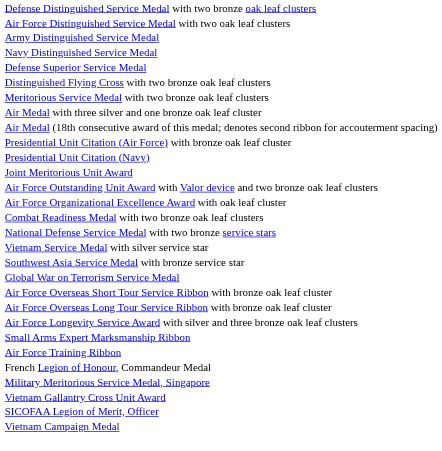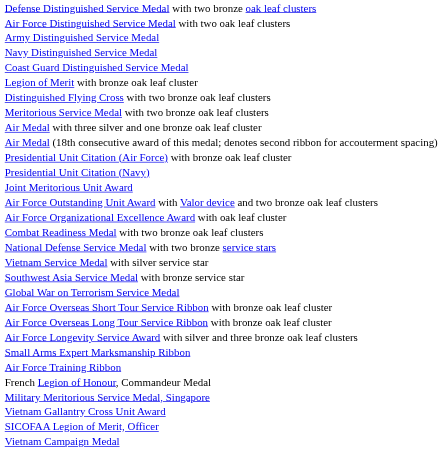+ row: (97, 68)
- row: (76, 68)
+ row: (101, 83)
